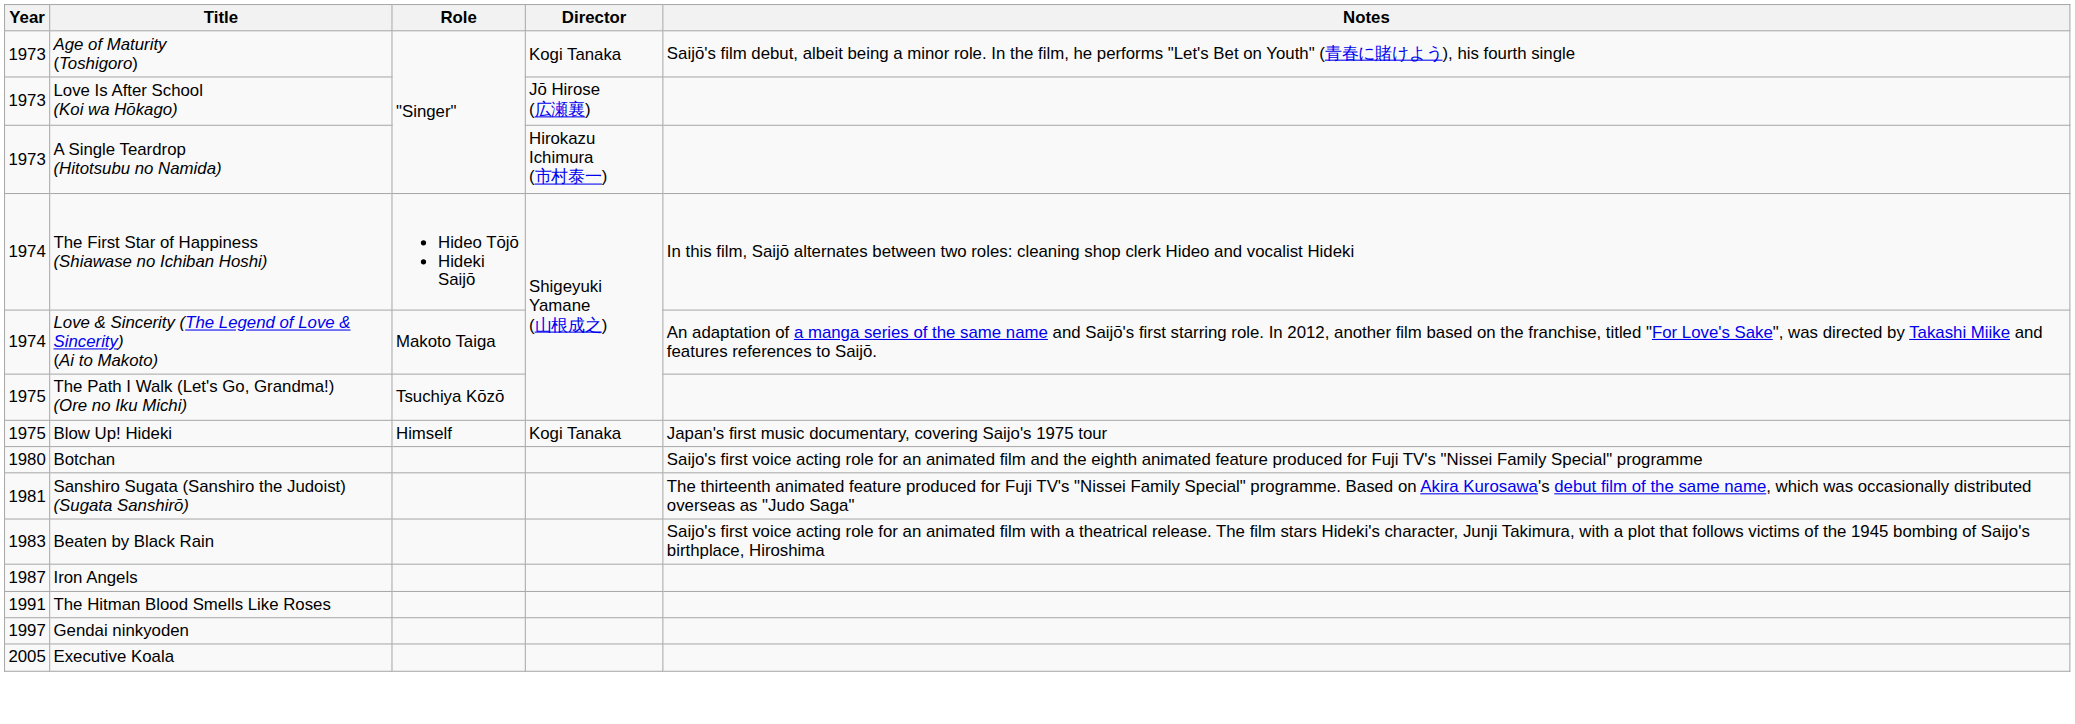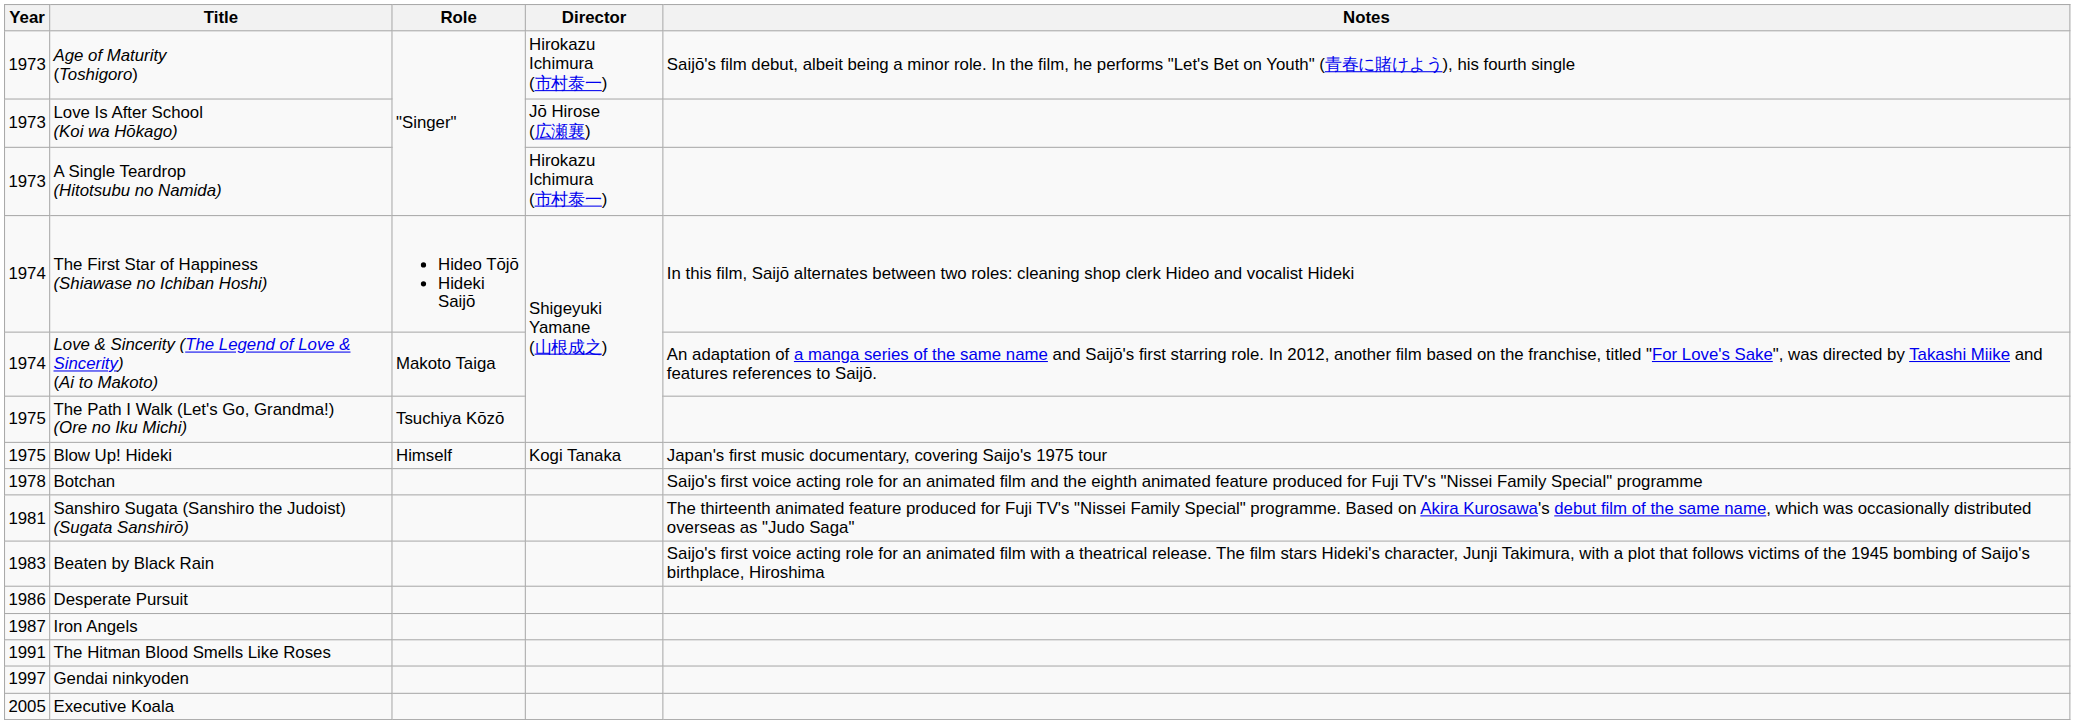(575, 53) Kogi Tanaka -> (568, 63) Hirokazu Ichimura (市村泰一)
(27, 459) 1980 -> (27, 481) 1978
+ row: (121, 599)
